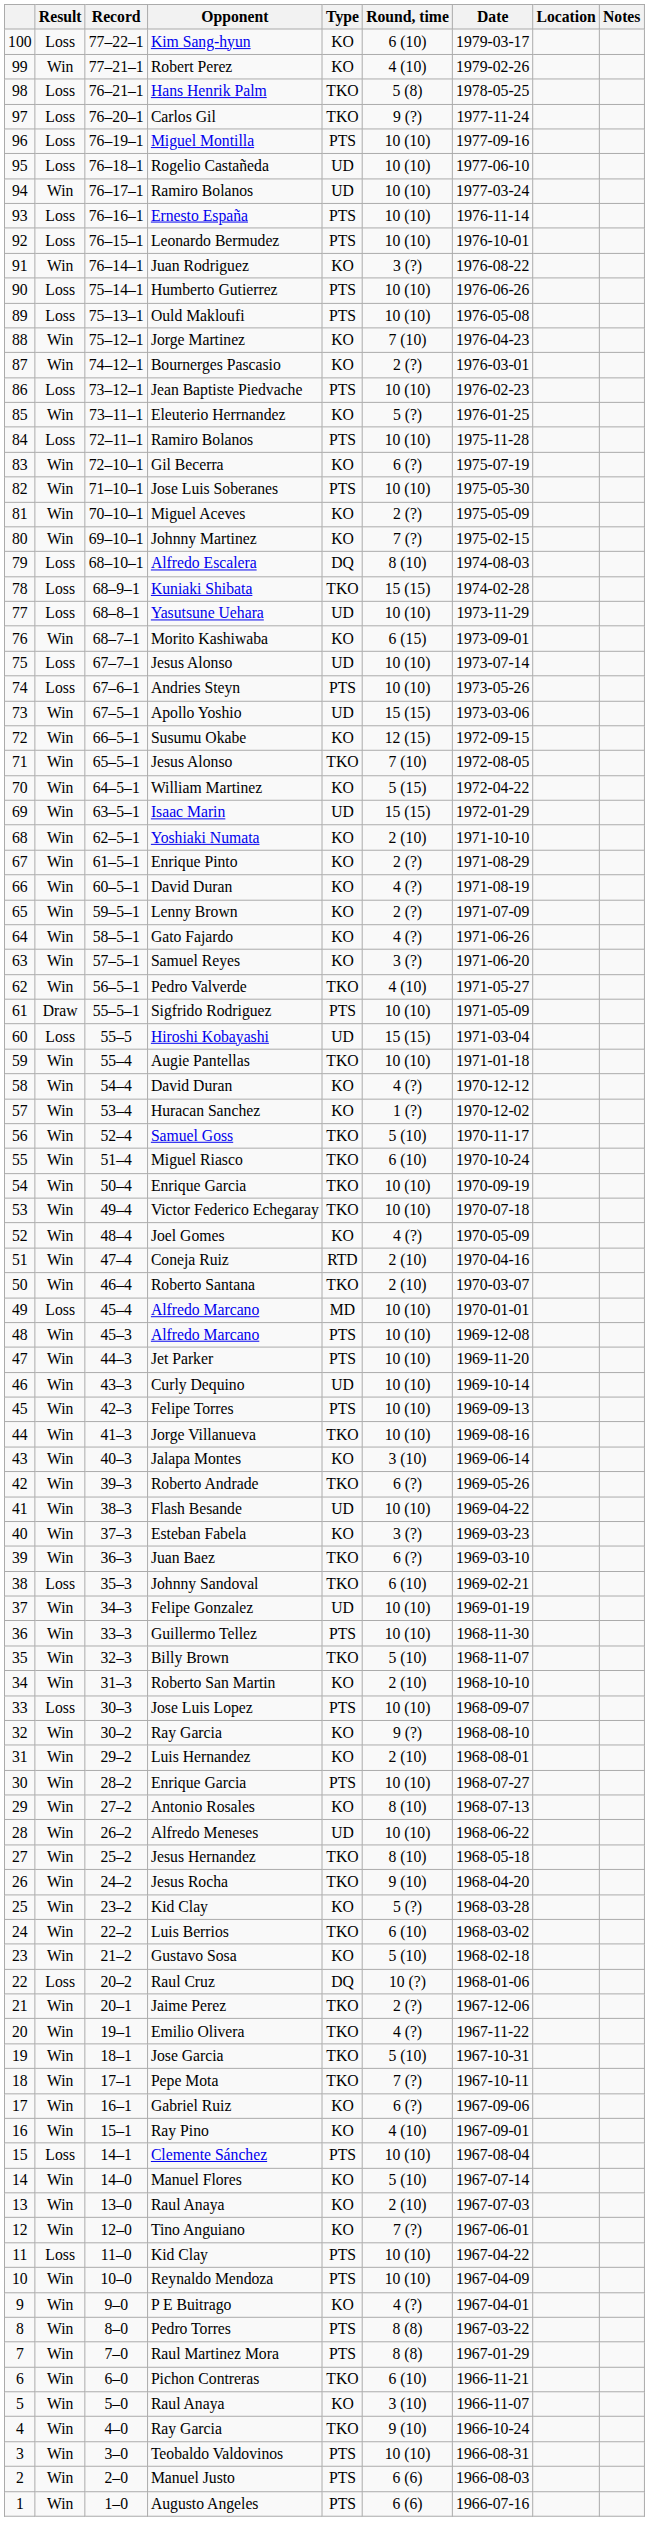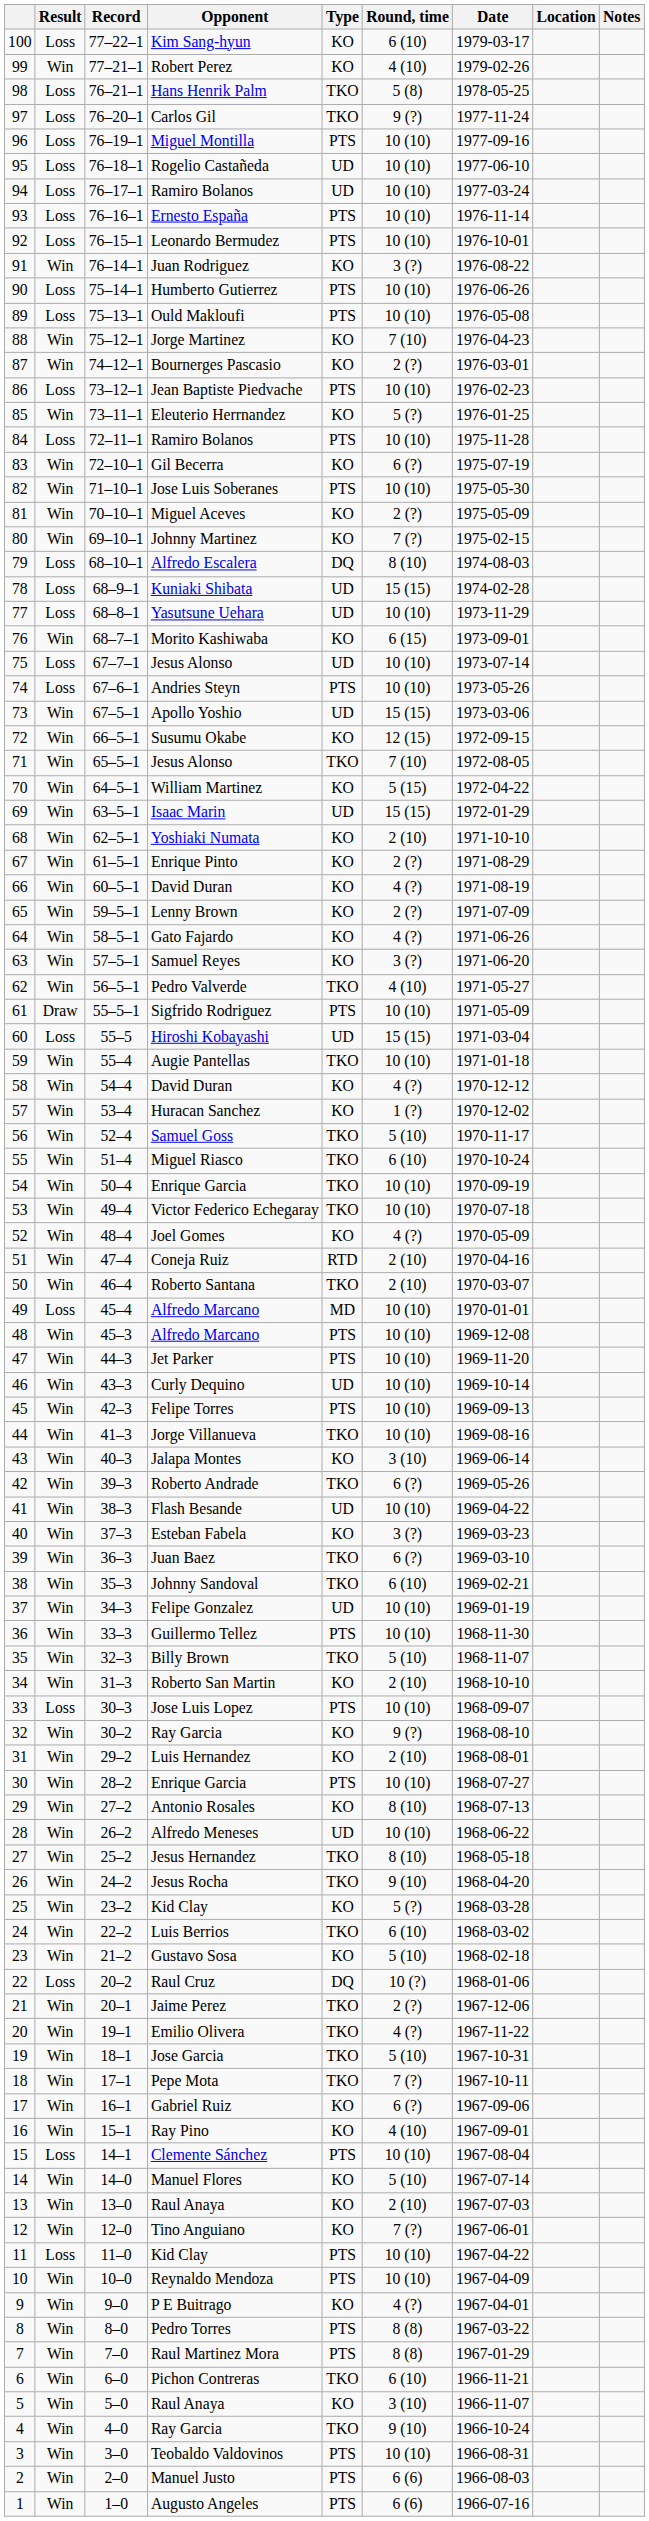(60, 191) Win -> (60, 191) Loss
(342, 588) TKO -> (342, 588) UD
(60, 1583) Loss -> (60, 1583) Win
